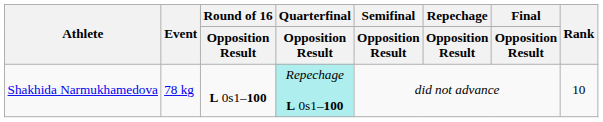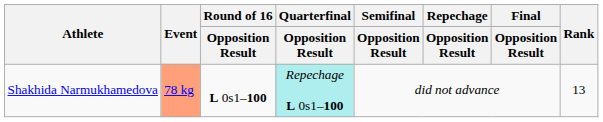(179, 90) no background -> (179, 90) lightsalmon background
(579, 90) 10 -> (579, 90) 13
